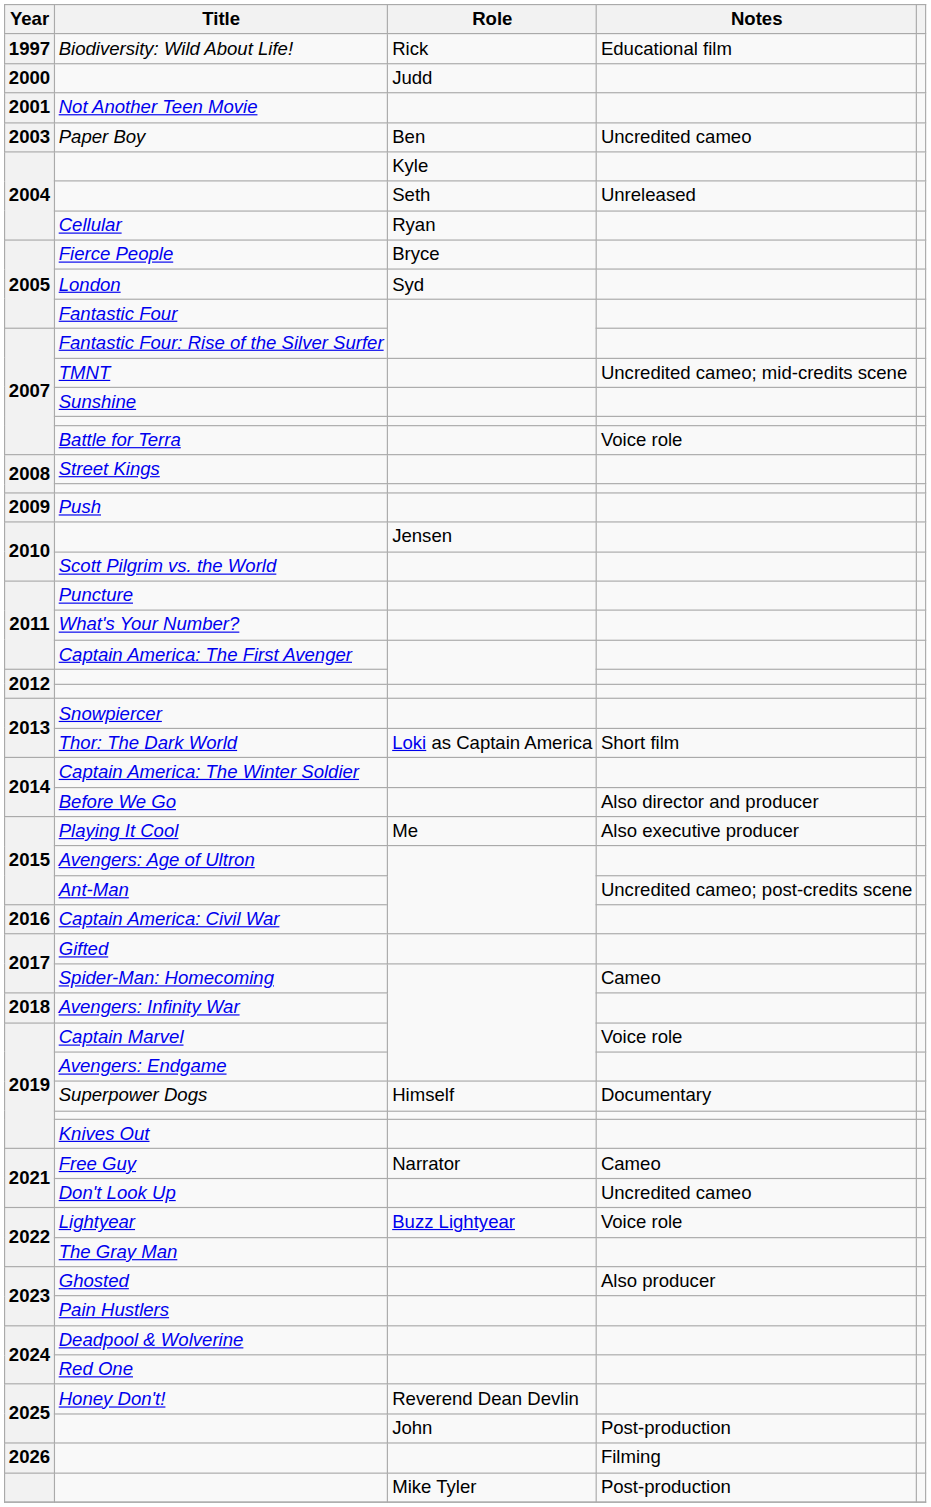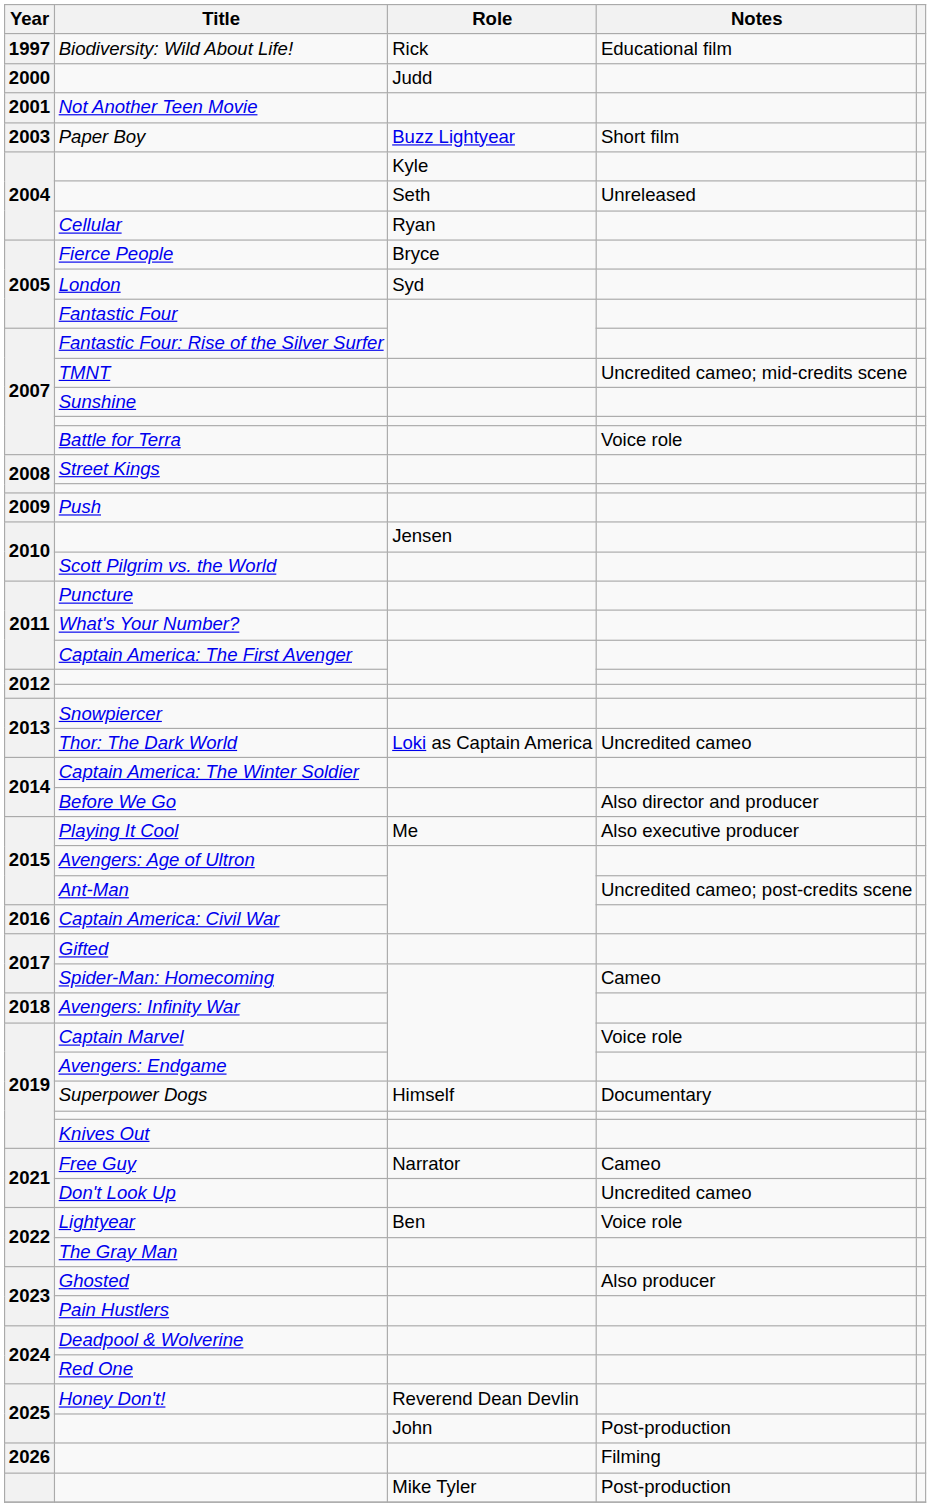(409, 136) Ben -> (454, 136) Buzz Lightyear
(676, 136) Uncredited cameo -> (640, 136) Short film
(640, 742) Short film -> (676, 742) Uncredited cameo
(454, 1222) Buzz Lightyear -> (409, 1222) Ben
